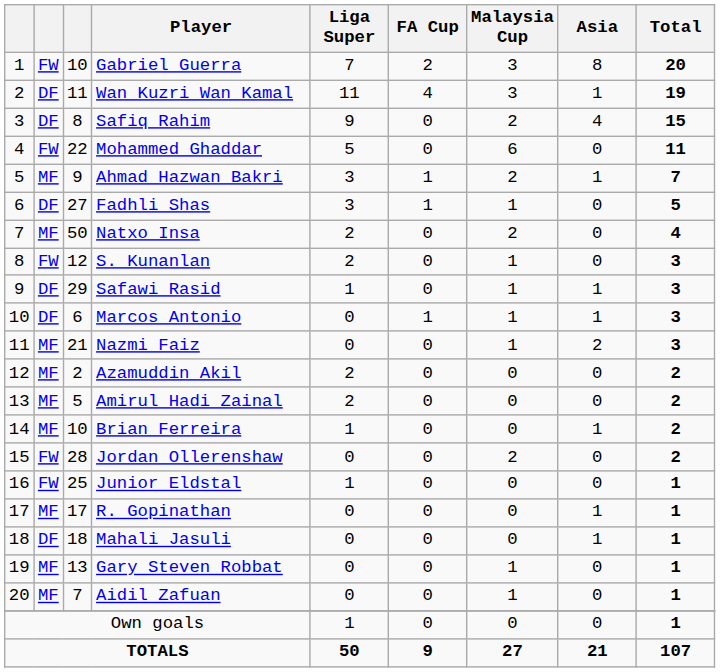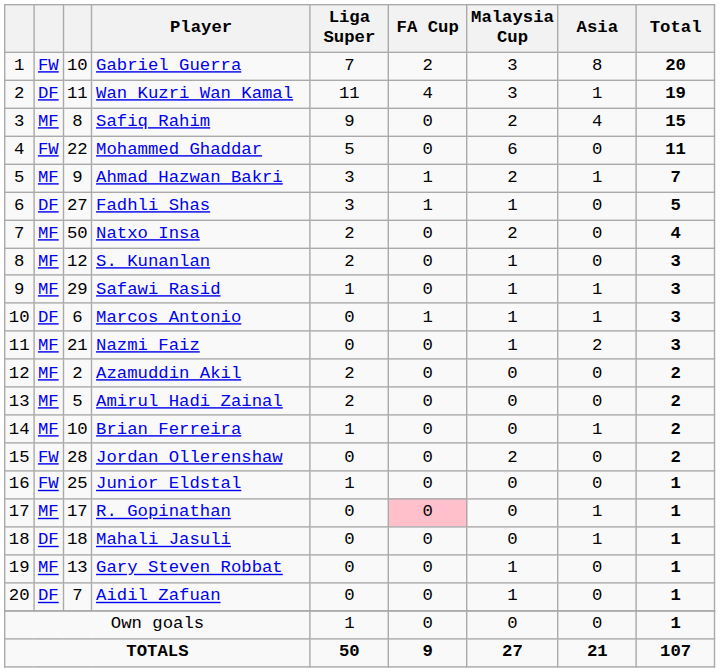(48, 122) DF -> (48, 122) MF
(48, 262) FW -> (48, 262) MF
(48, 290) DF -> (48, 290) MF
(428, 513) no background -> (428, 513) pink background
(48, 597) MF -> (48, 597) DF
